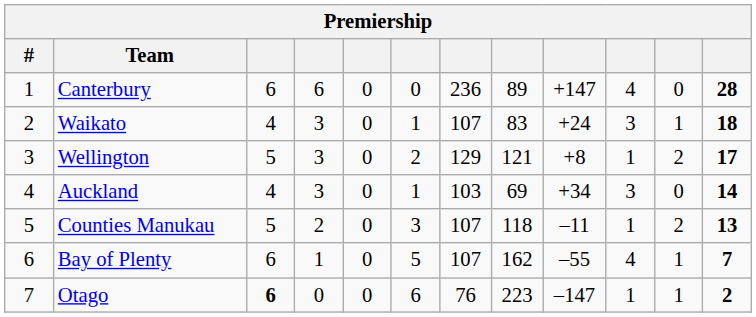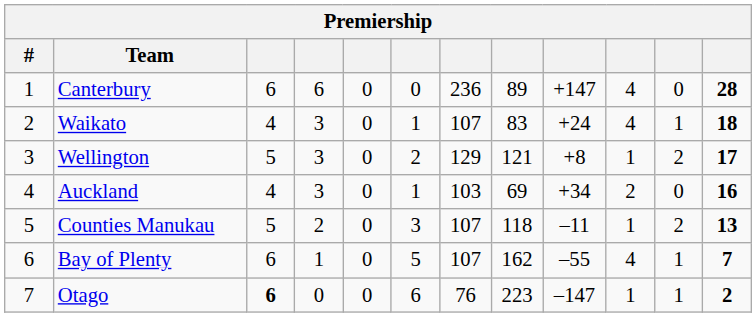(630, 123) 3 -> (630, 123) 4
(630, 192) 3 -> (630, 192) 2
(727, 192) 14 -> (727, 192) 16
